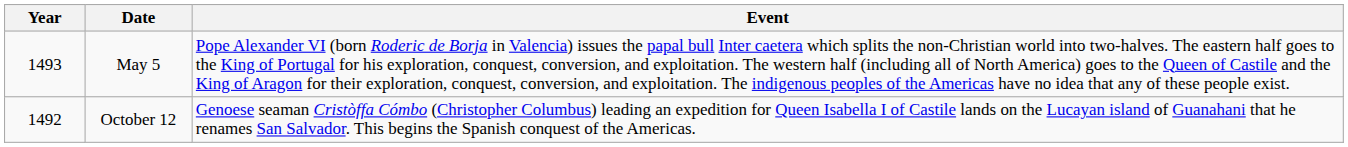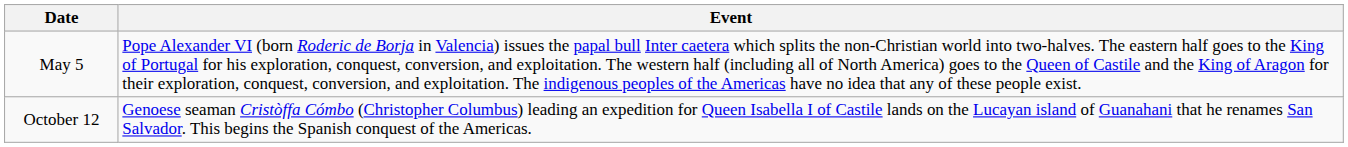- column: (45, 17)
